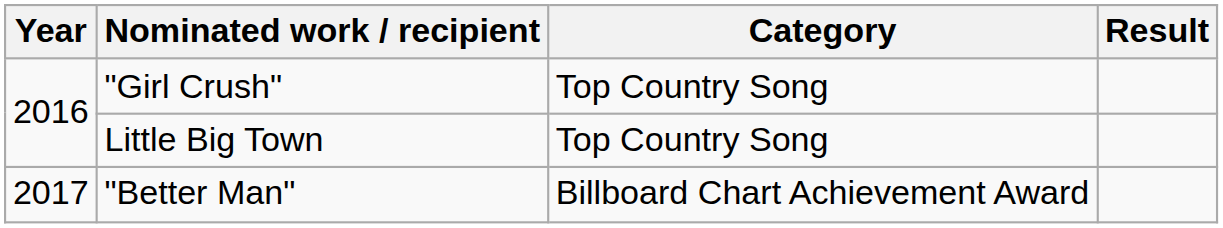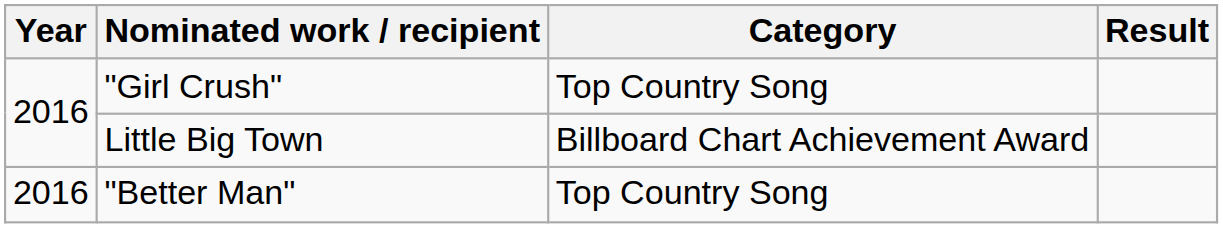(692, 139) Top Country Song -> (823, 139) Billboard Chart Achievement Award
(51, 193) 2017 -> (51, 193) 2016
(823, 193) Billboard Chart Achievement Award -> (692, 193) Top Country Song
